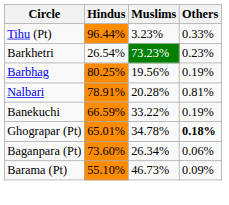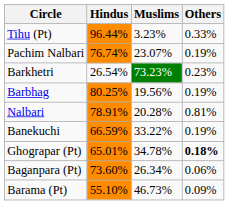+ row: (46, 53)
